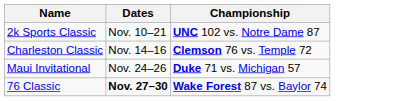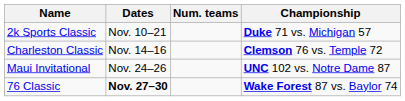+ column: (206, 13)
(246, 31) UNC 102 vs. Notre Dame 87 -> (307, 31) Duke 71 vs. Michigan 57
(237, 68) Duke 71 vs. Michigan 57 -> (317, 68) UNC 102 vs. Notre Dame 87
